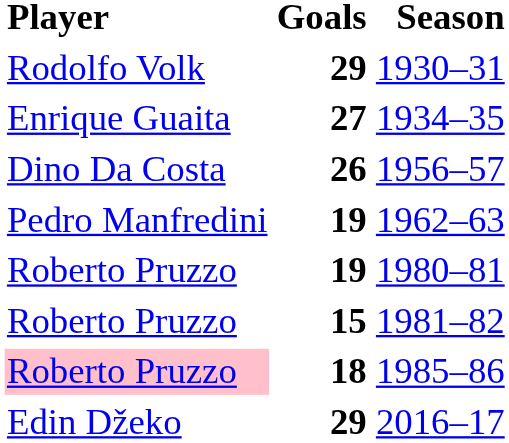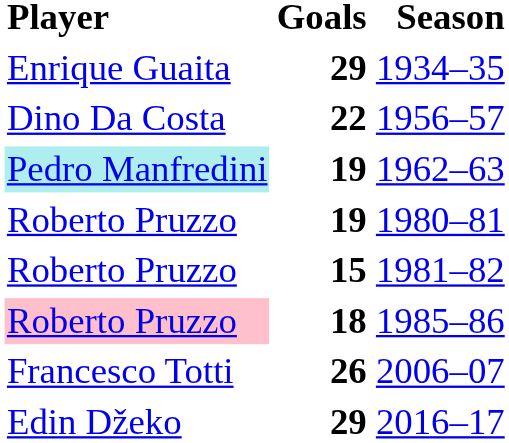- row: (440, 67)
(348, 118) 27 -> (348, 67) 29
(348, 168) 26 -> (348, 118) 22
(137, 219) no background -> (137, 168) paleturquoise background
+ row: (440, 371)
